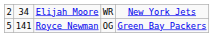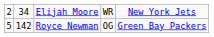(24, 26) 141 -> (24, 26) 142
